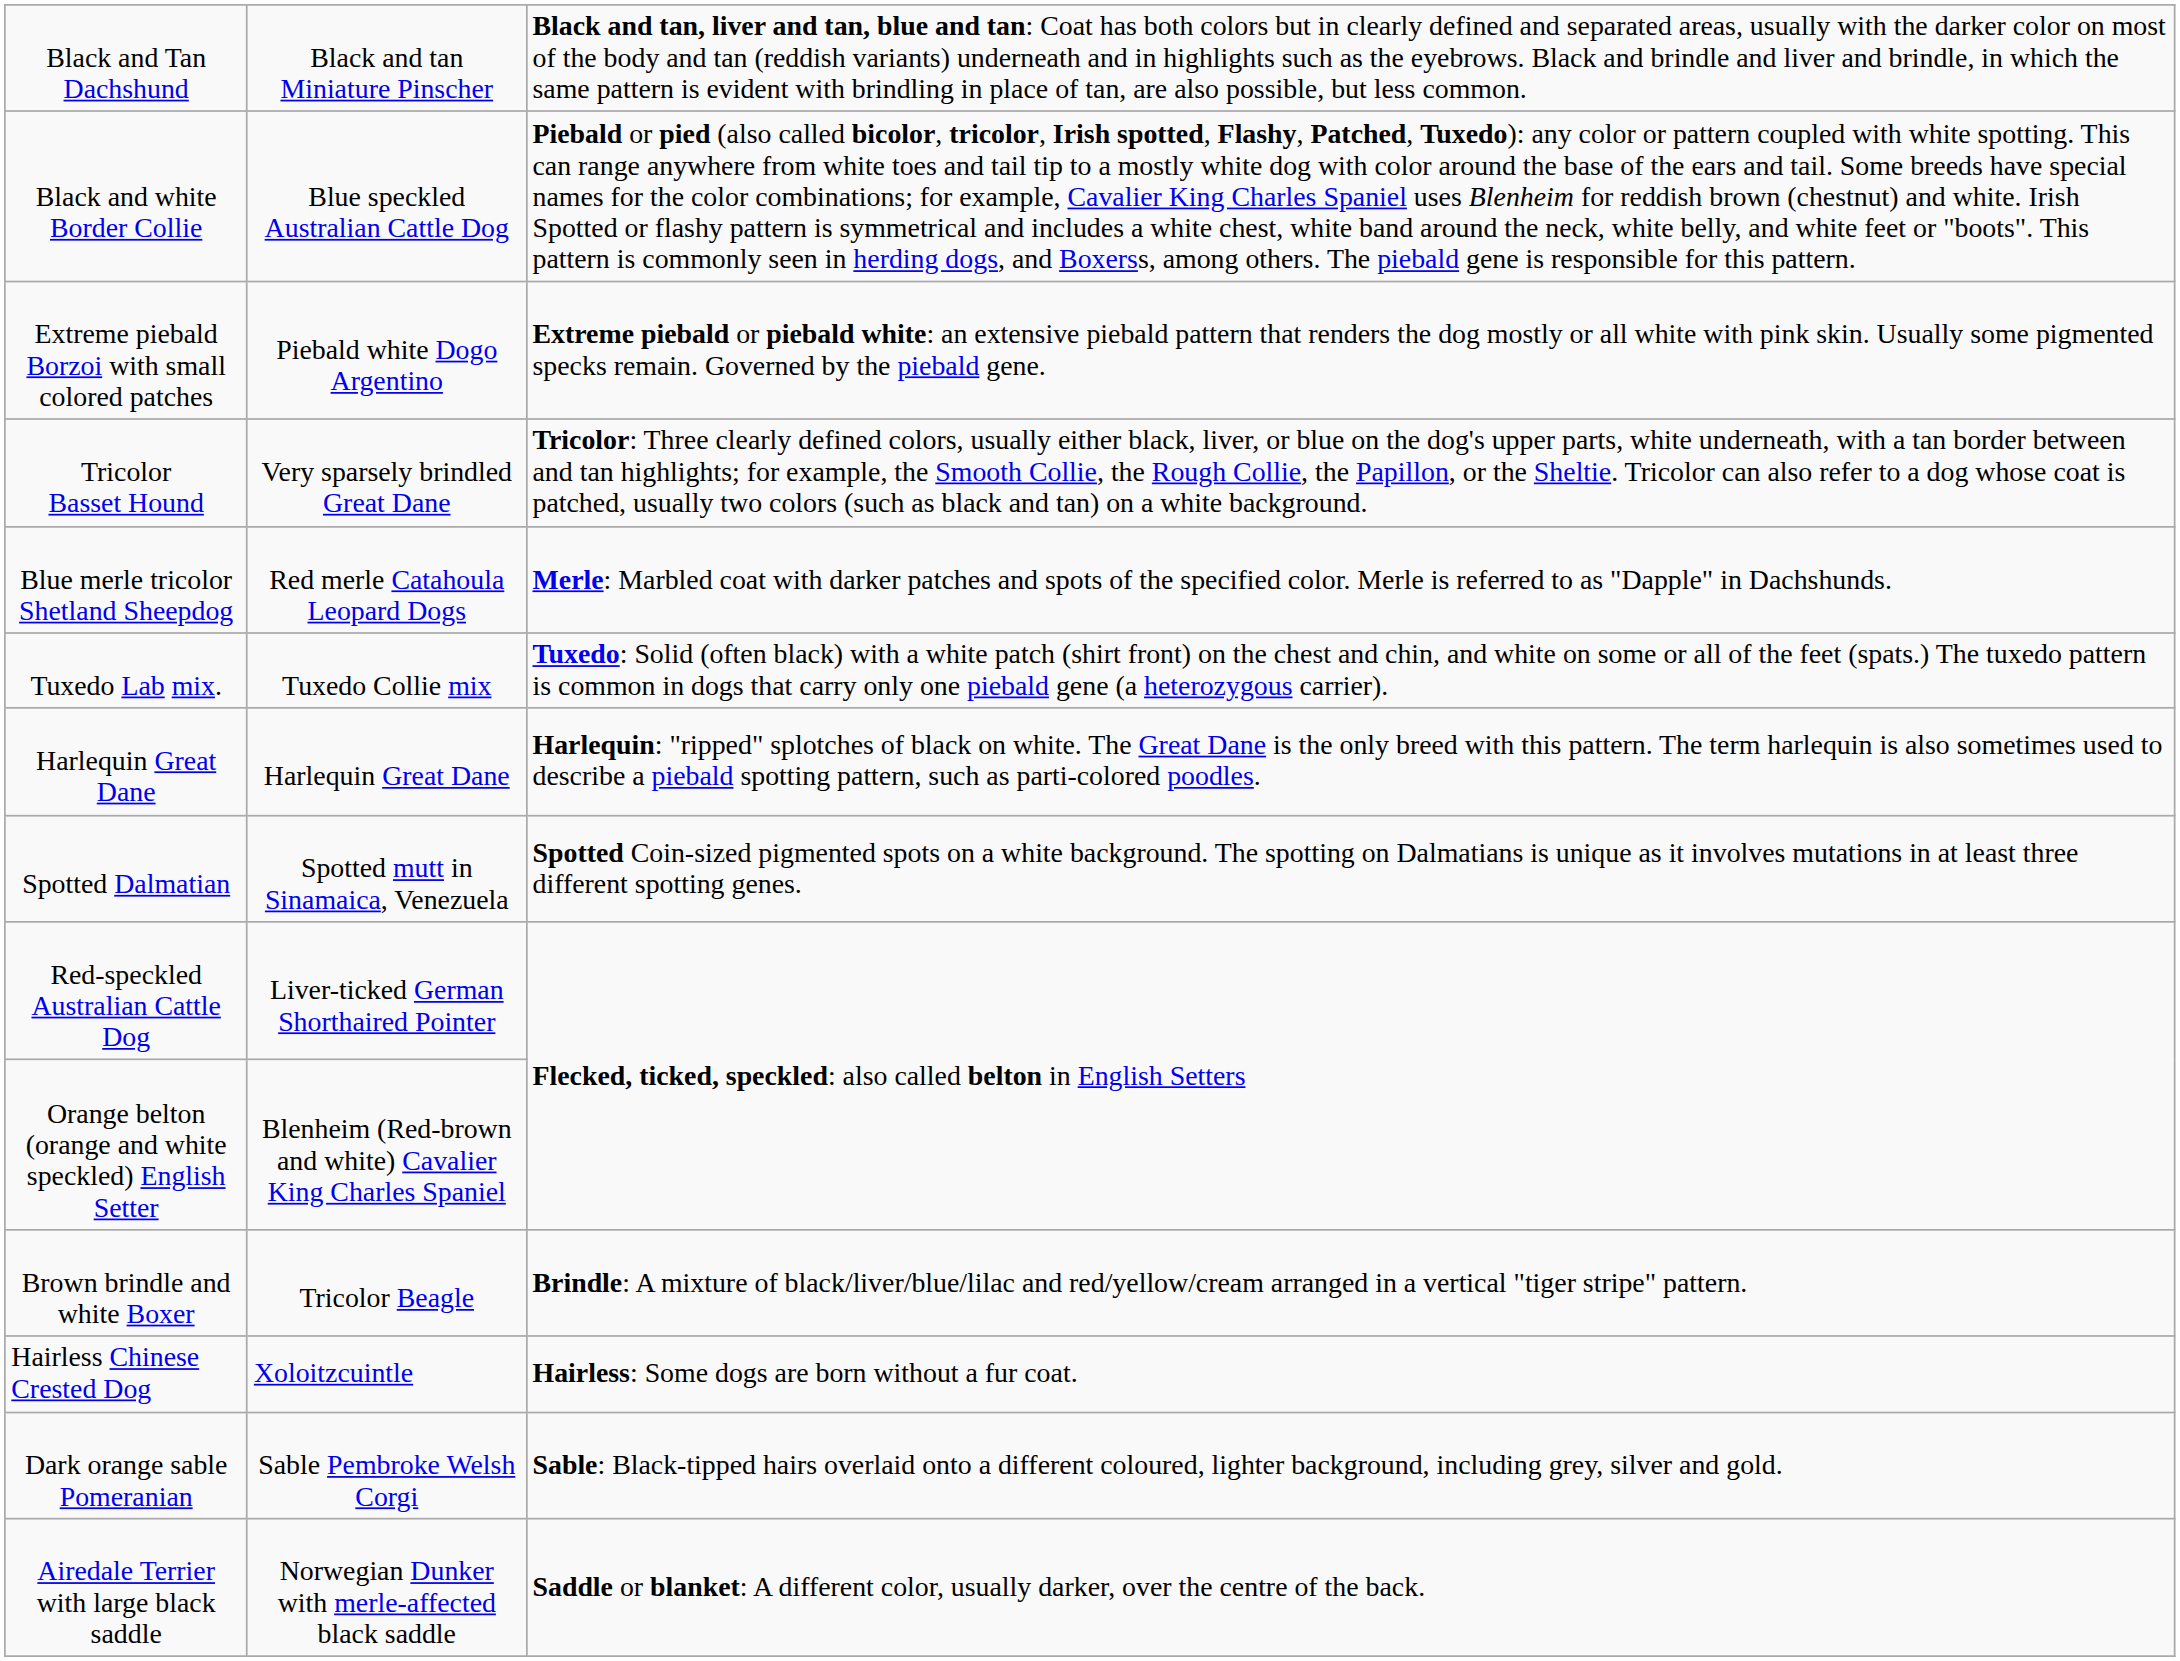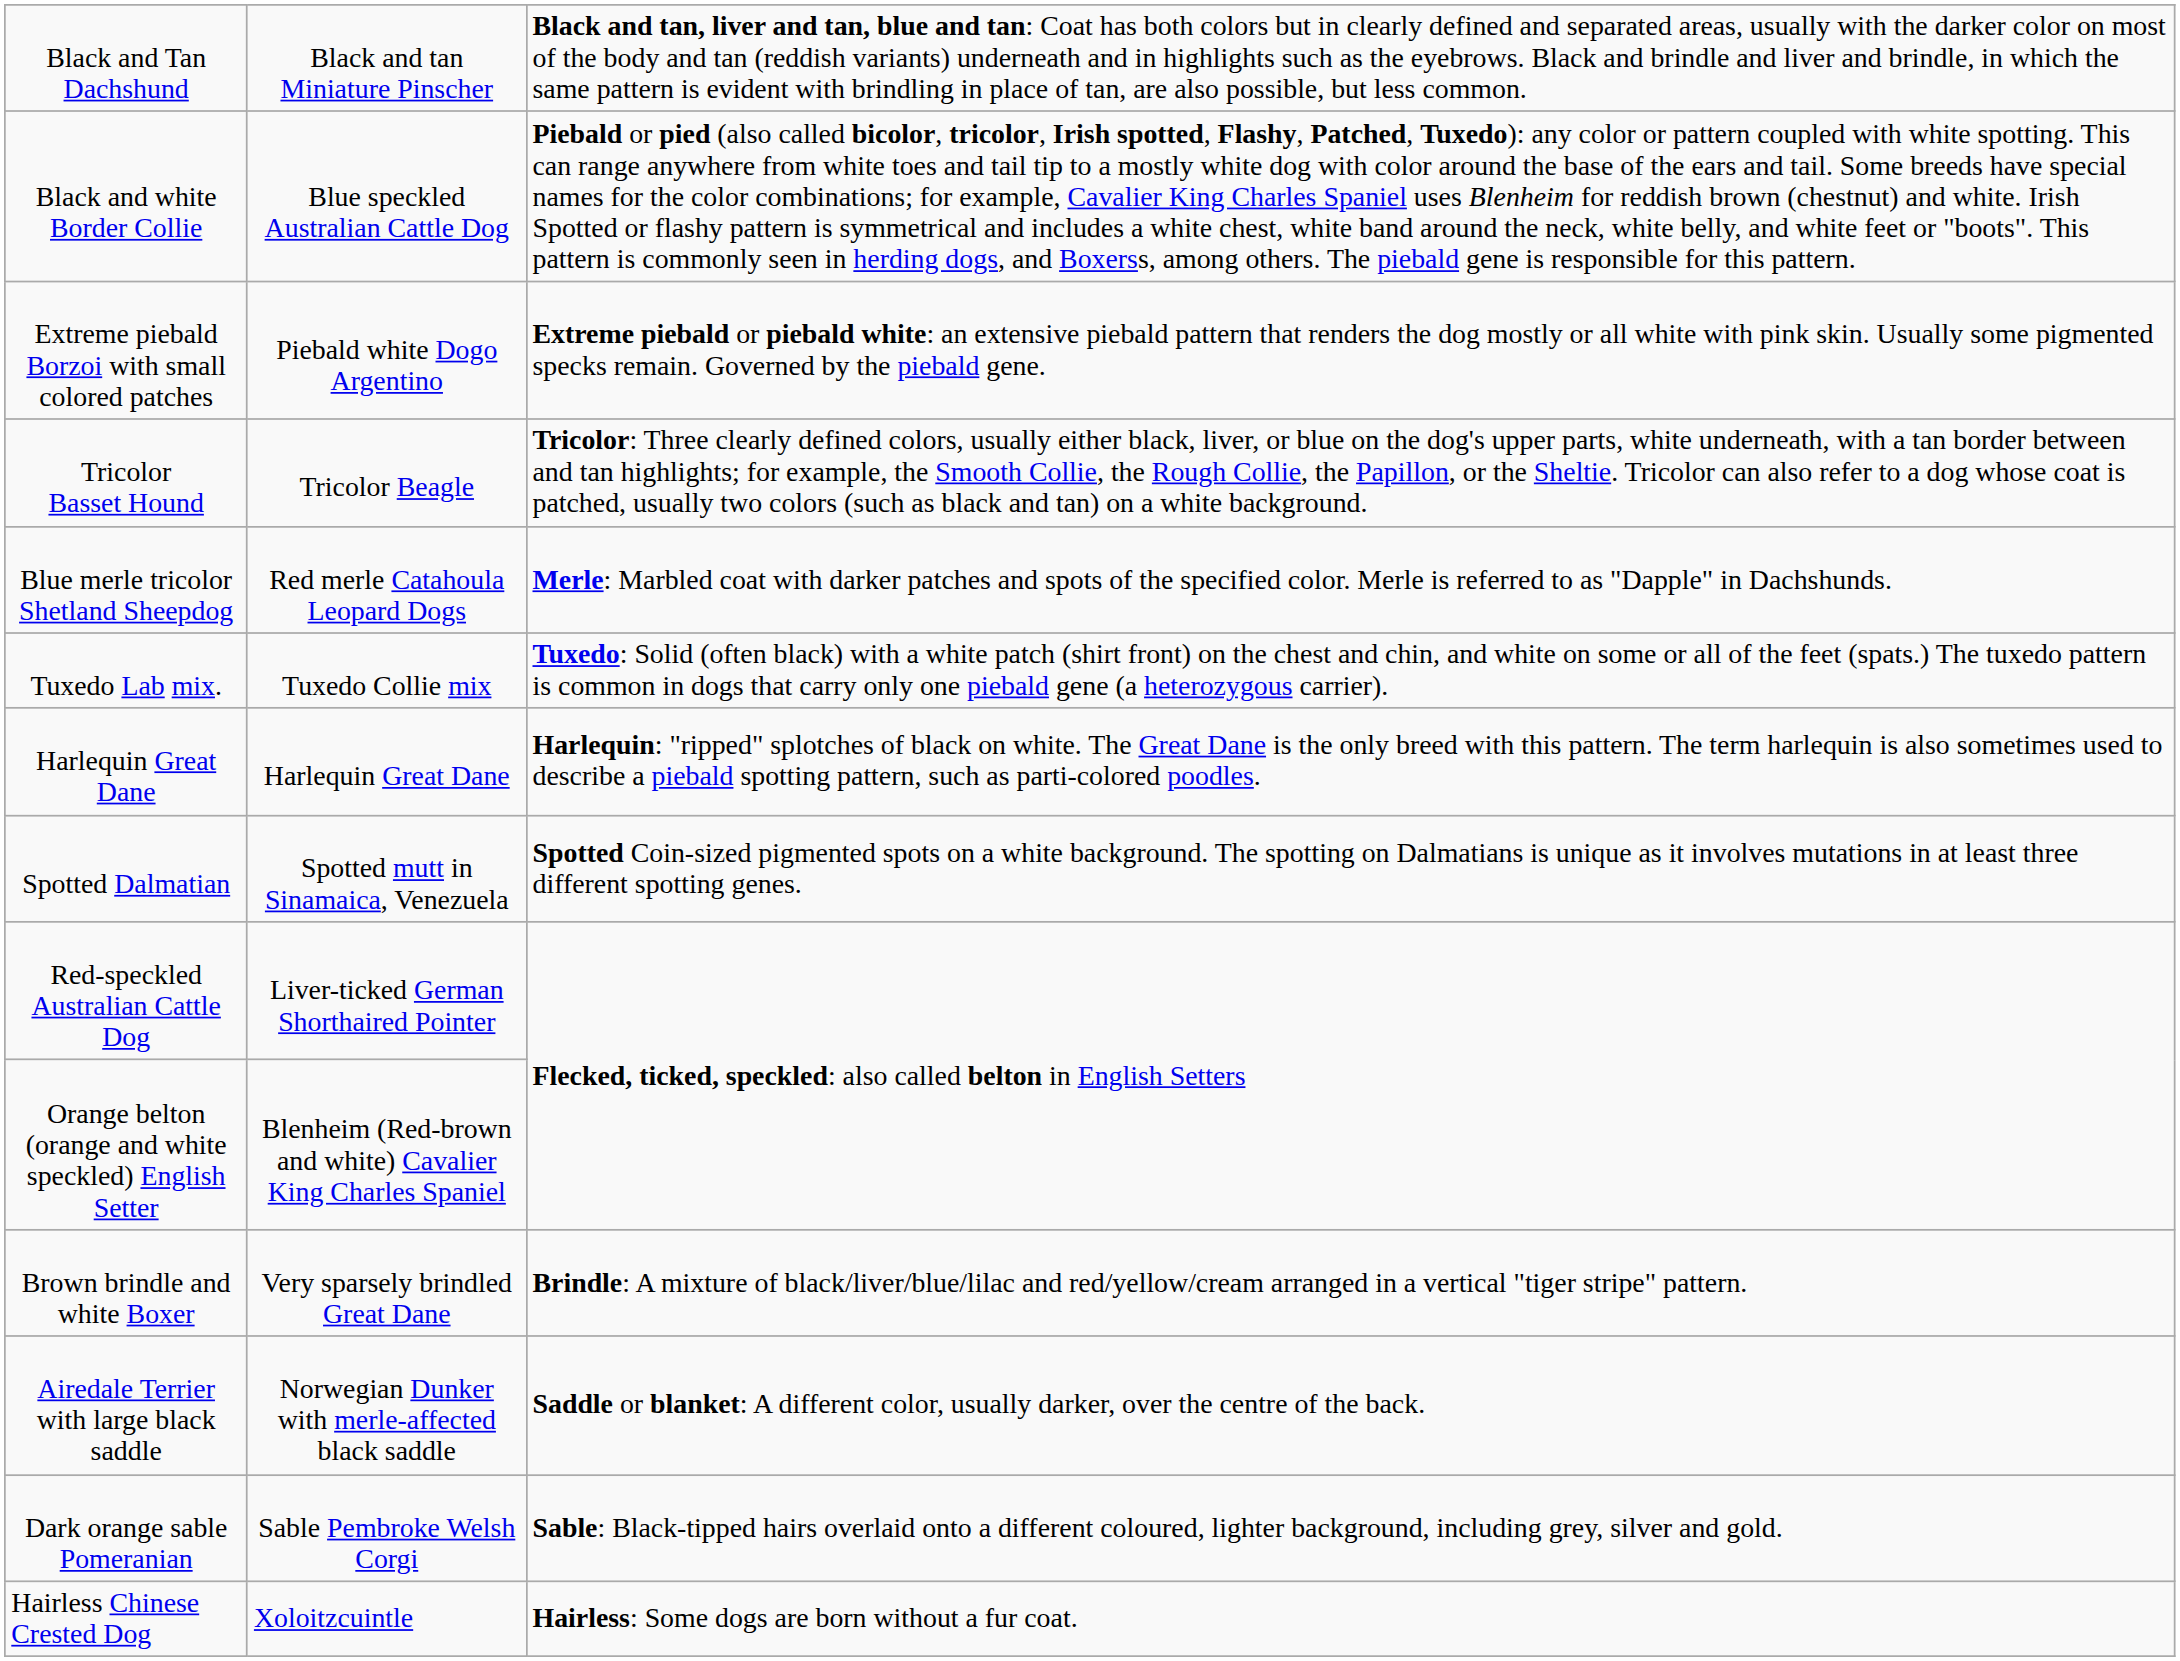(387, 487) Very sparsely brindled Great Dane -> (387, 487) Tricolor Beagle
(387, 1298) Tricolor Beagle -> (387, 1298) Very sparsely brindled Great Dane
rows swapped: (126, 1602) <-> (105, 1373)
